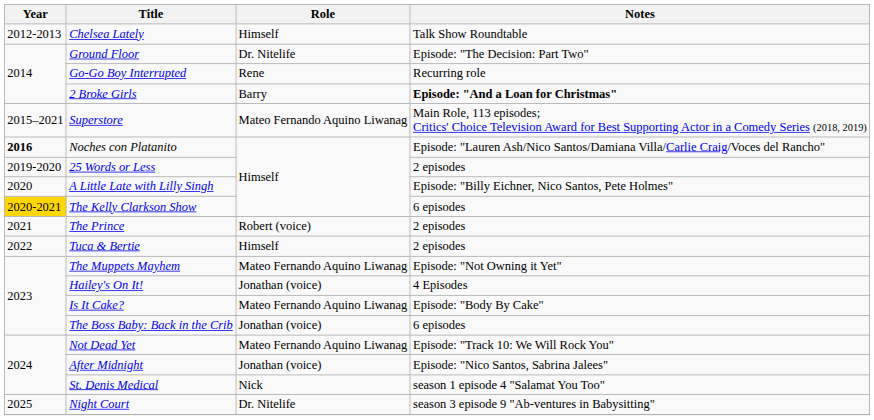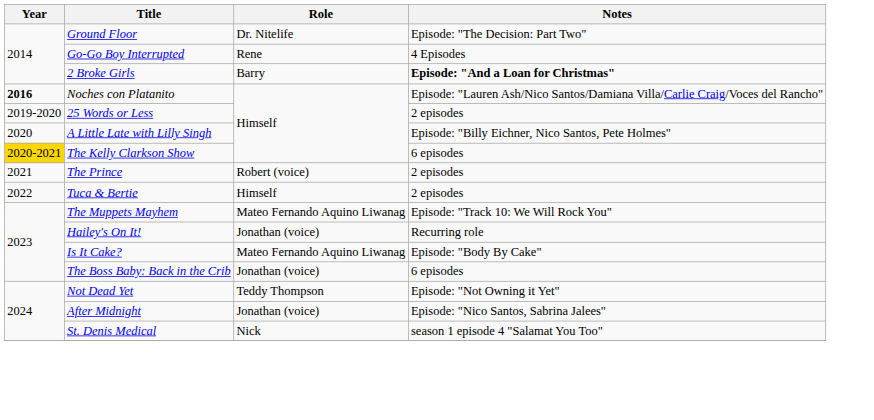- row: (106, 34)
(449, 73) Recurring role -> (438, 53) 4 Episodes
- row: (96, 120)
(487, 265) Episode: "Not Owning it Yet" -> (511, 212) Episode: "Track 10: We Will Rock You"
(440, 285) 4 Episodes -> (447, 232) Recurring role
(323, 345) Mateo Fernando Aquino Liwanag -> (280, 291) Teddy Thompson
(514, 345) Episode: "Track 10: We Will Rock You" -> (485, 291) Episode: "Not Owning it Yet"
- row: (99, 404)
